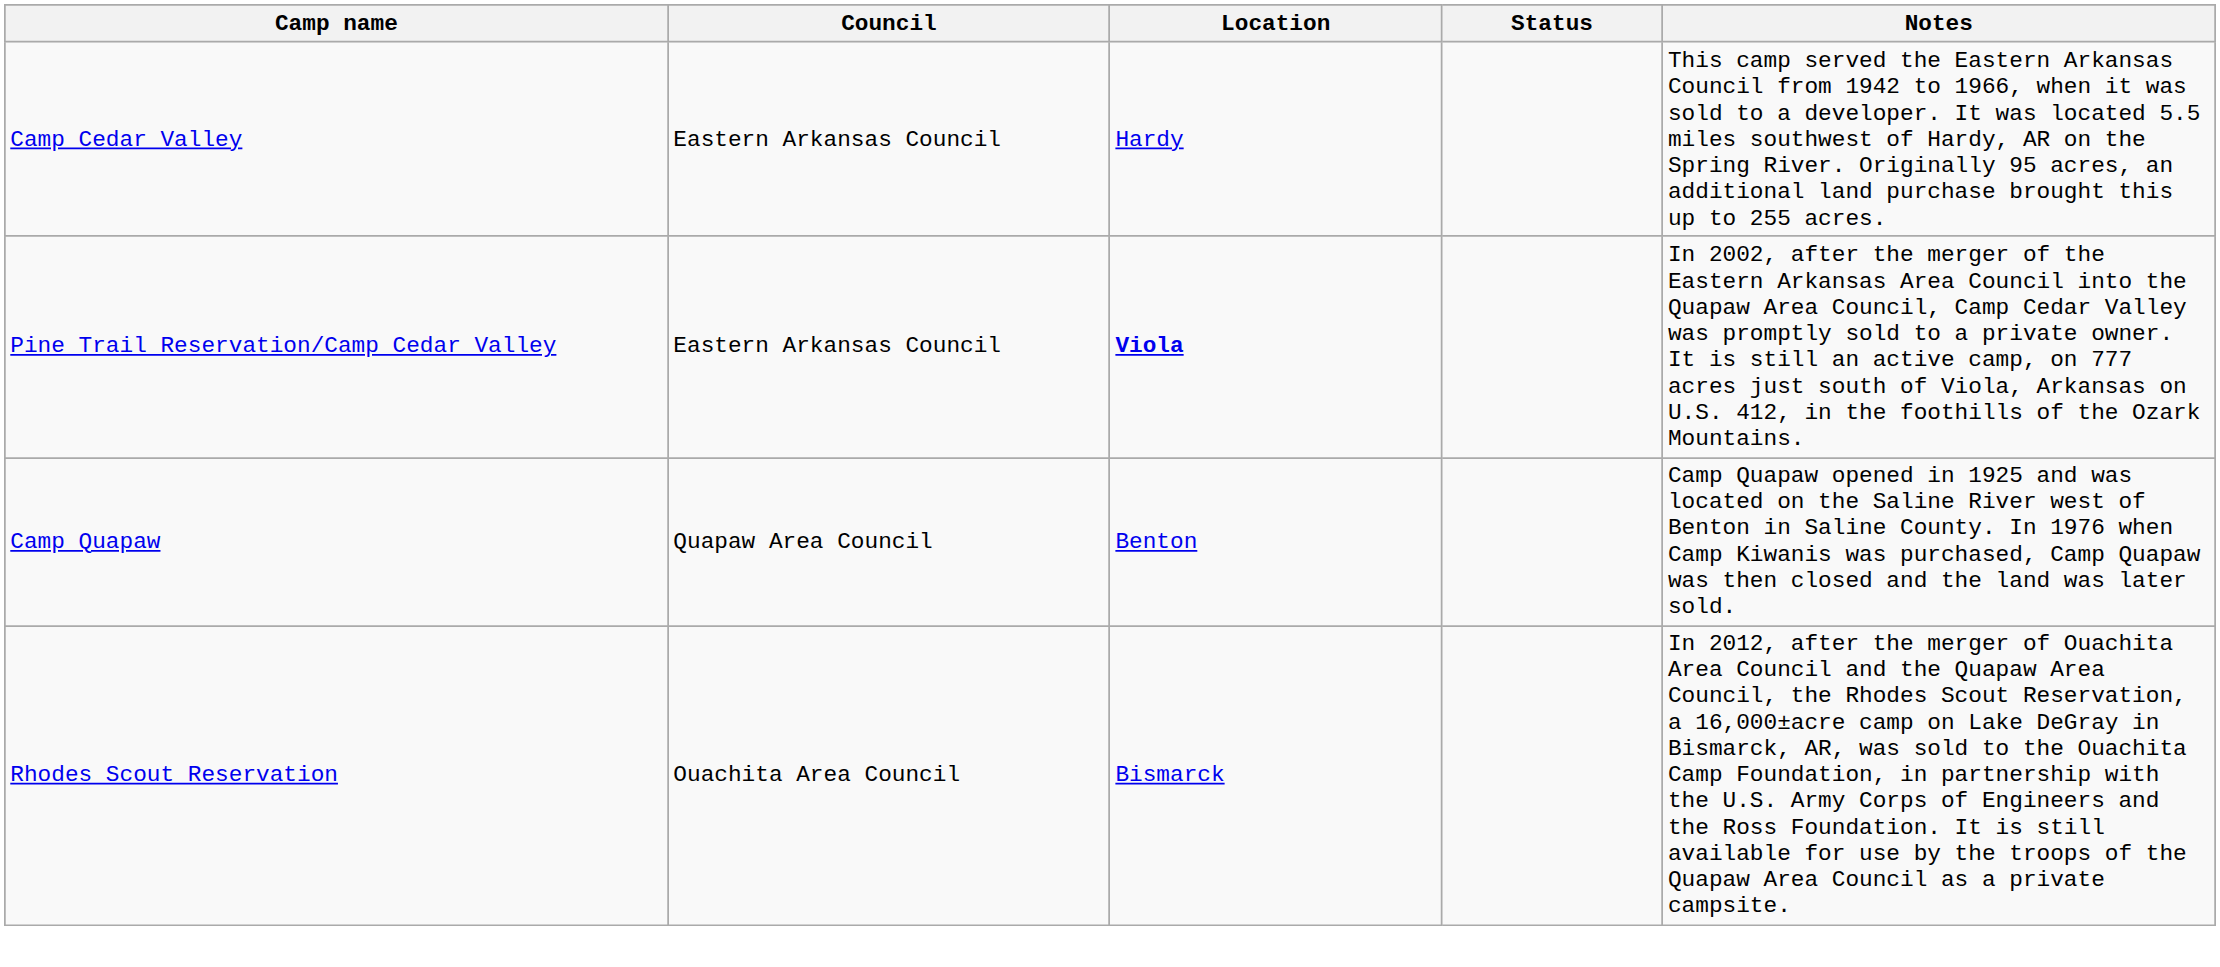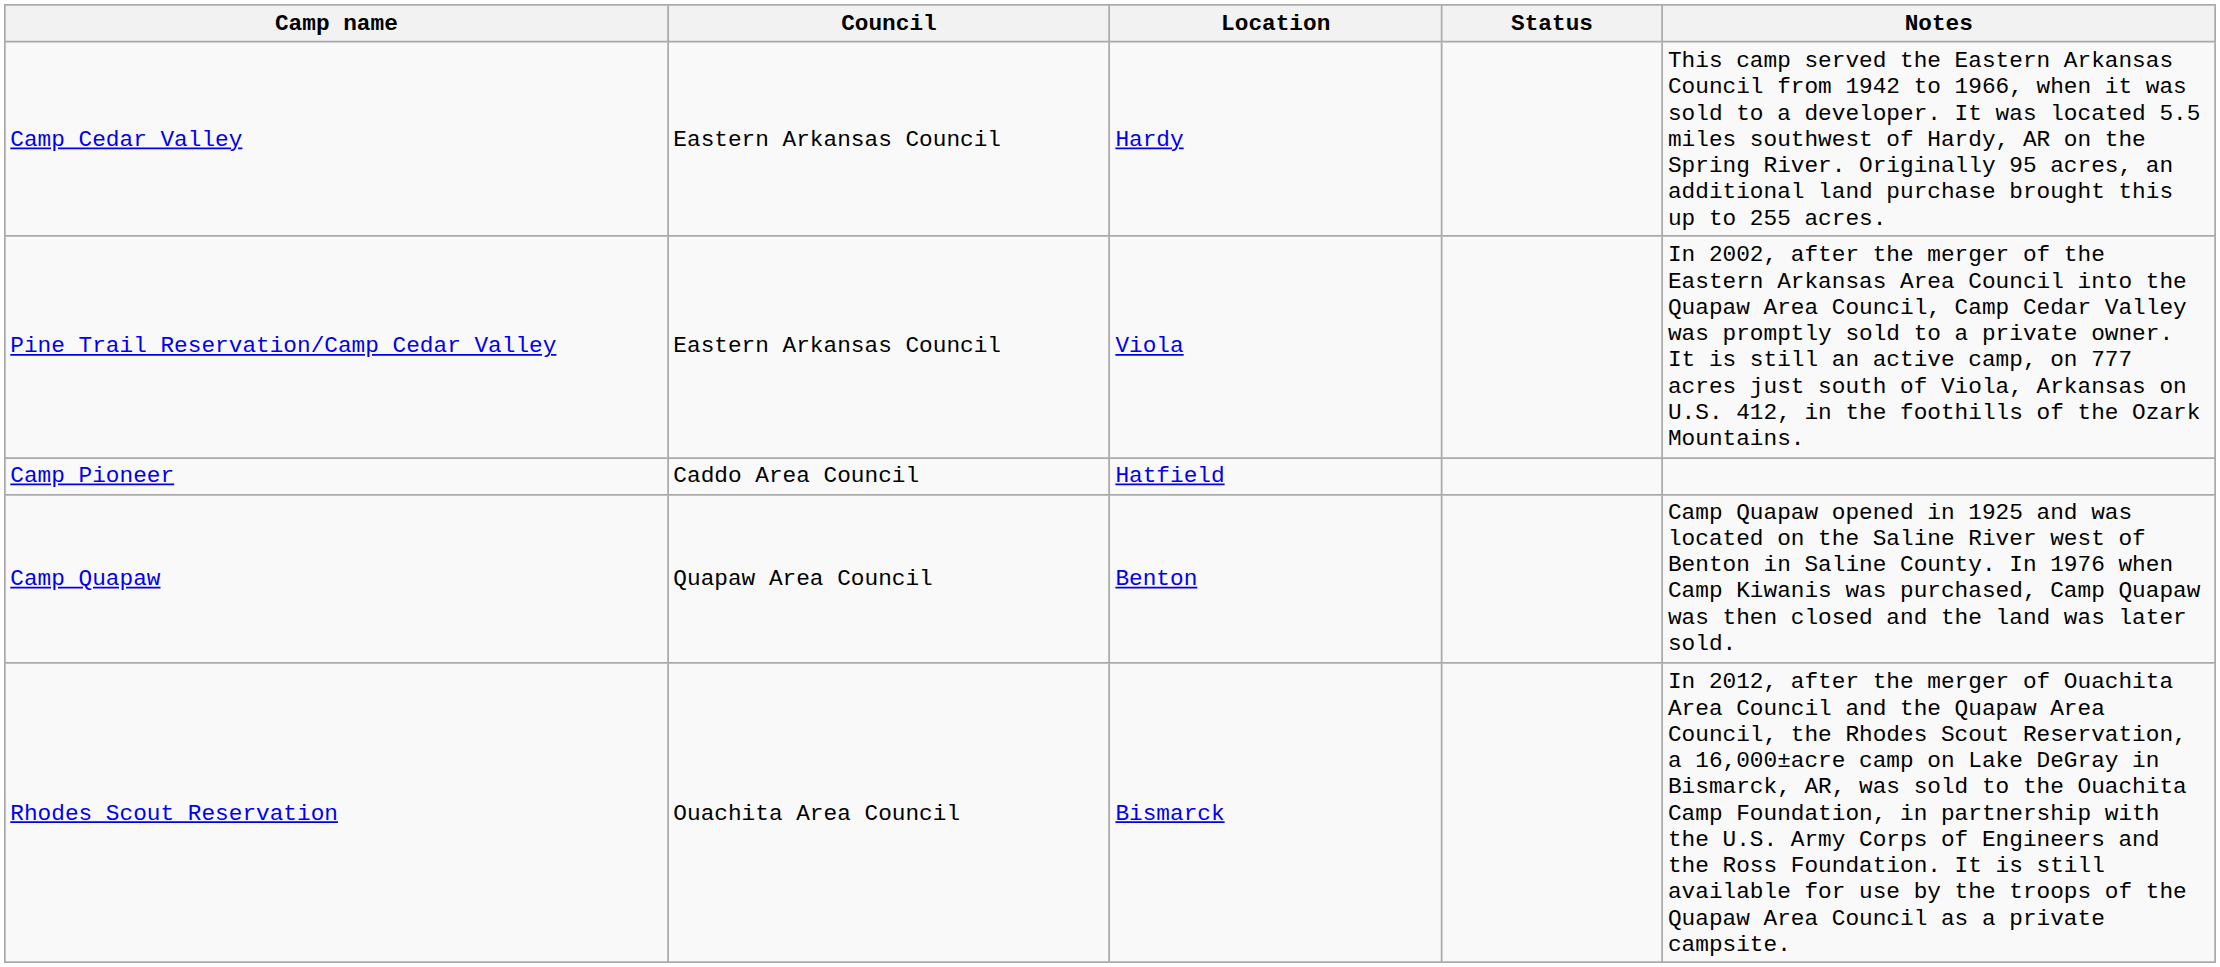(1150, 347) bold -> (1150, 347) normal
+ row: (92, 476)
